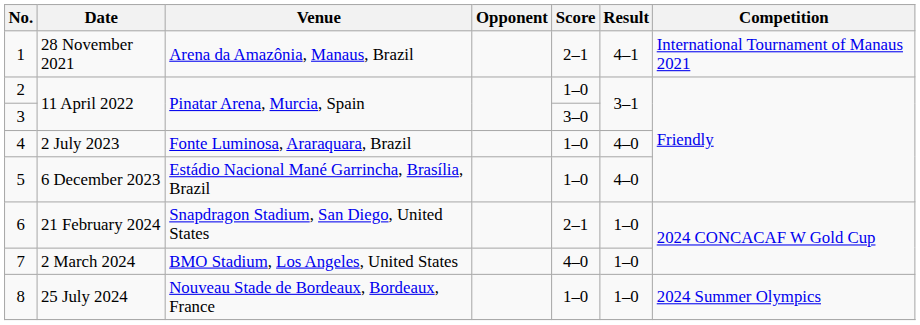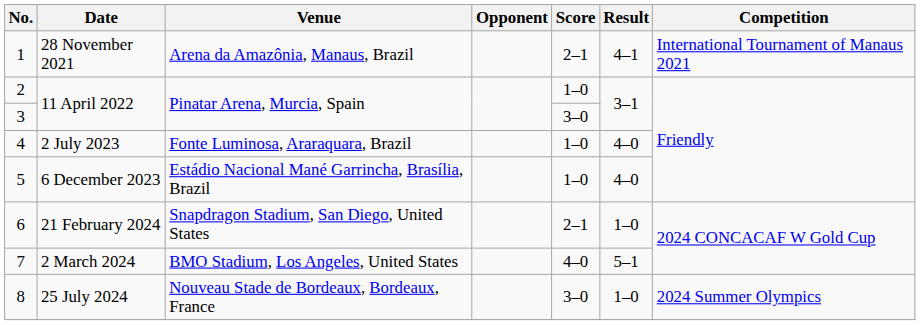(626, 261) 1–0 -> (626, 261) 5–1
(576, 297) 1–0 -> (576, 297) 3–0
